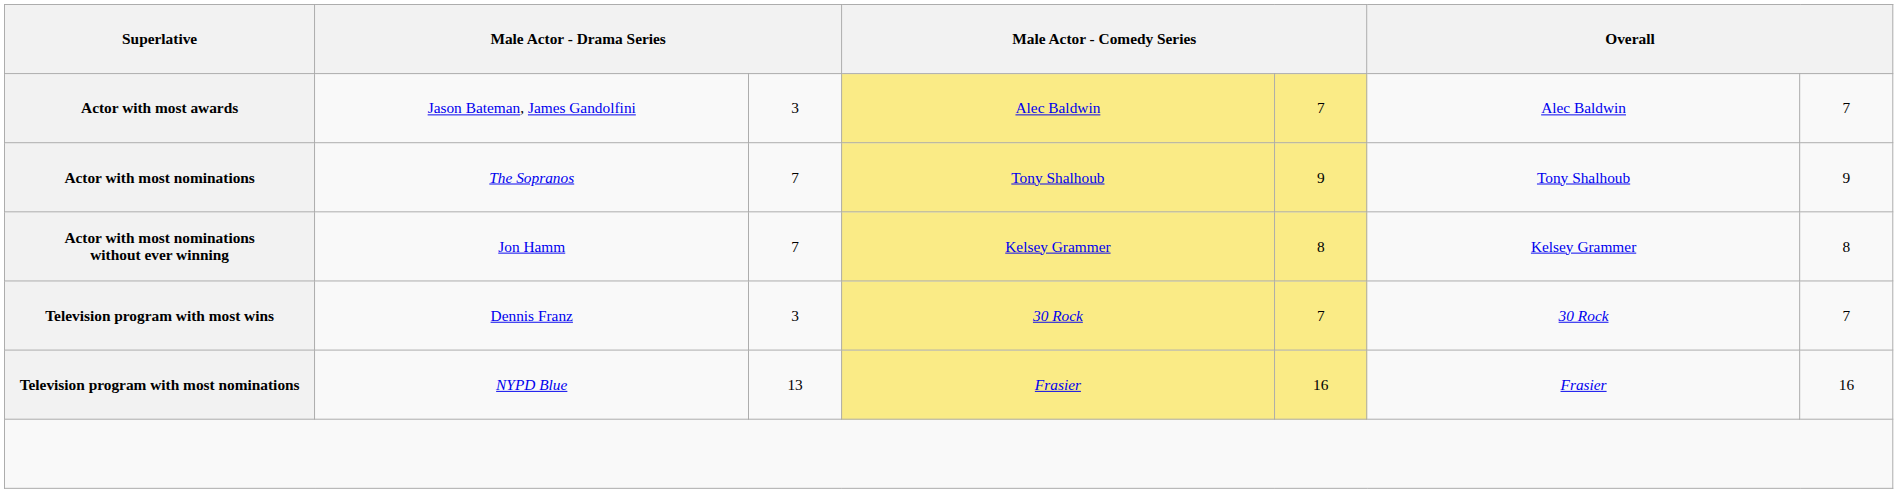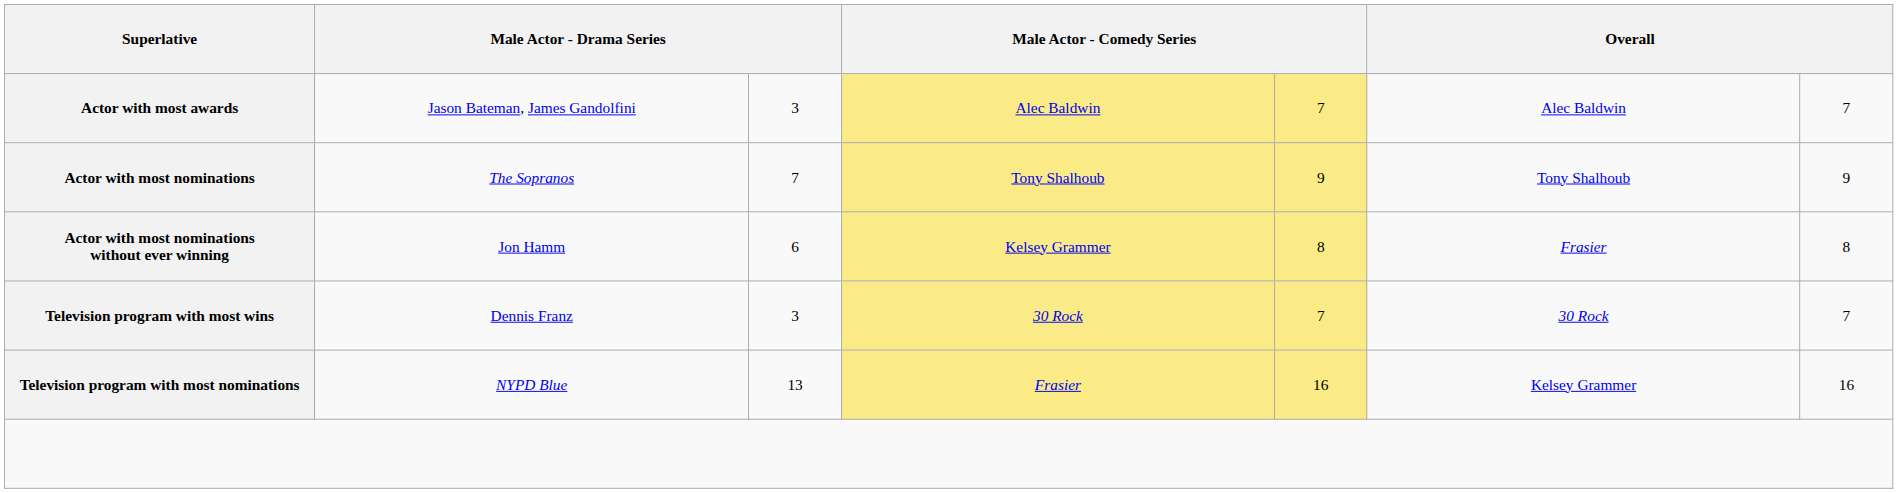(795, 246) 7 -> (795, 246) 6
(1584, 246) Kelsey Grammer -> (1584, 246) Frasier
(1584, 384) Frasier -> (1584, 384) Kelsey Grammer
